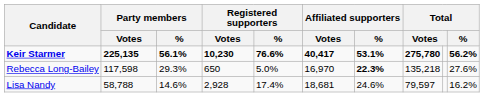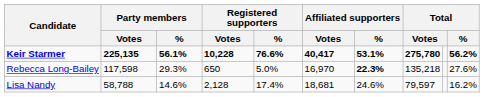(219, 54) 10,230 -> (219, 54) 10,228
(216, 85) 2,928 -> (216, 85) 2,128
